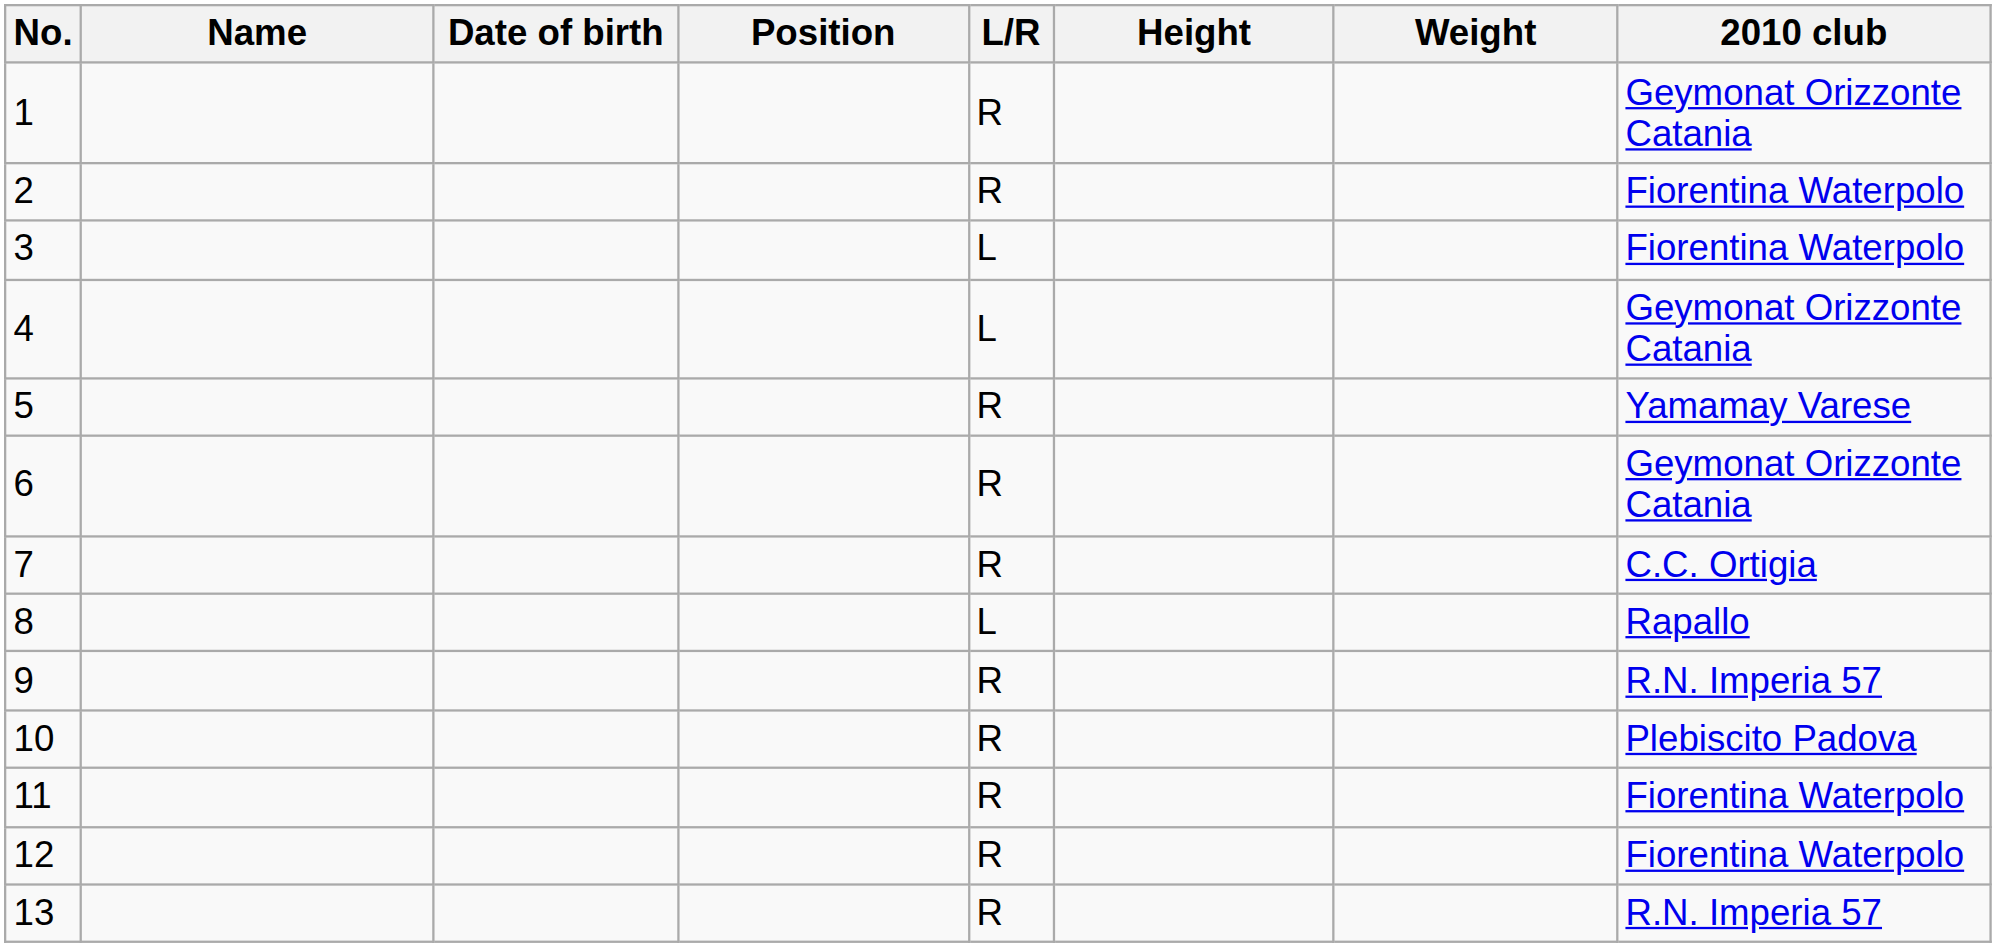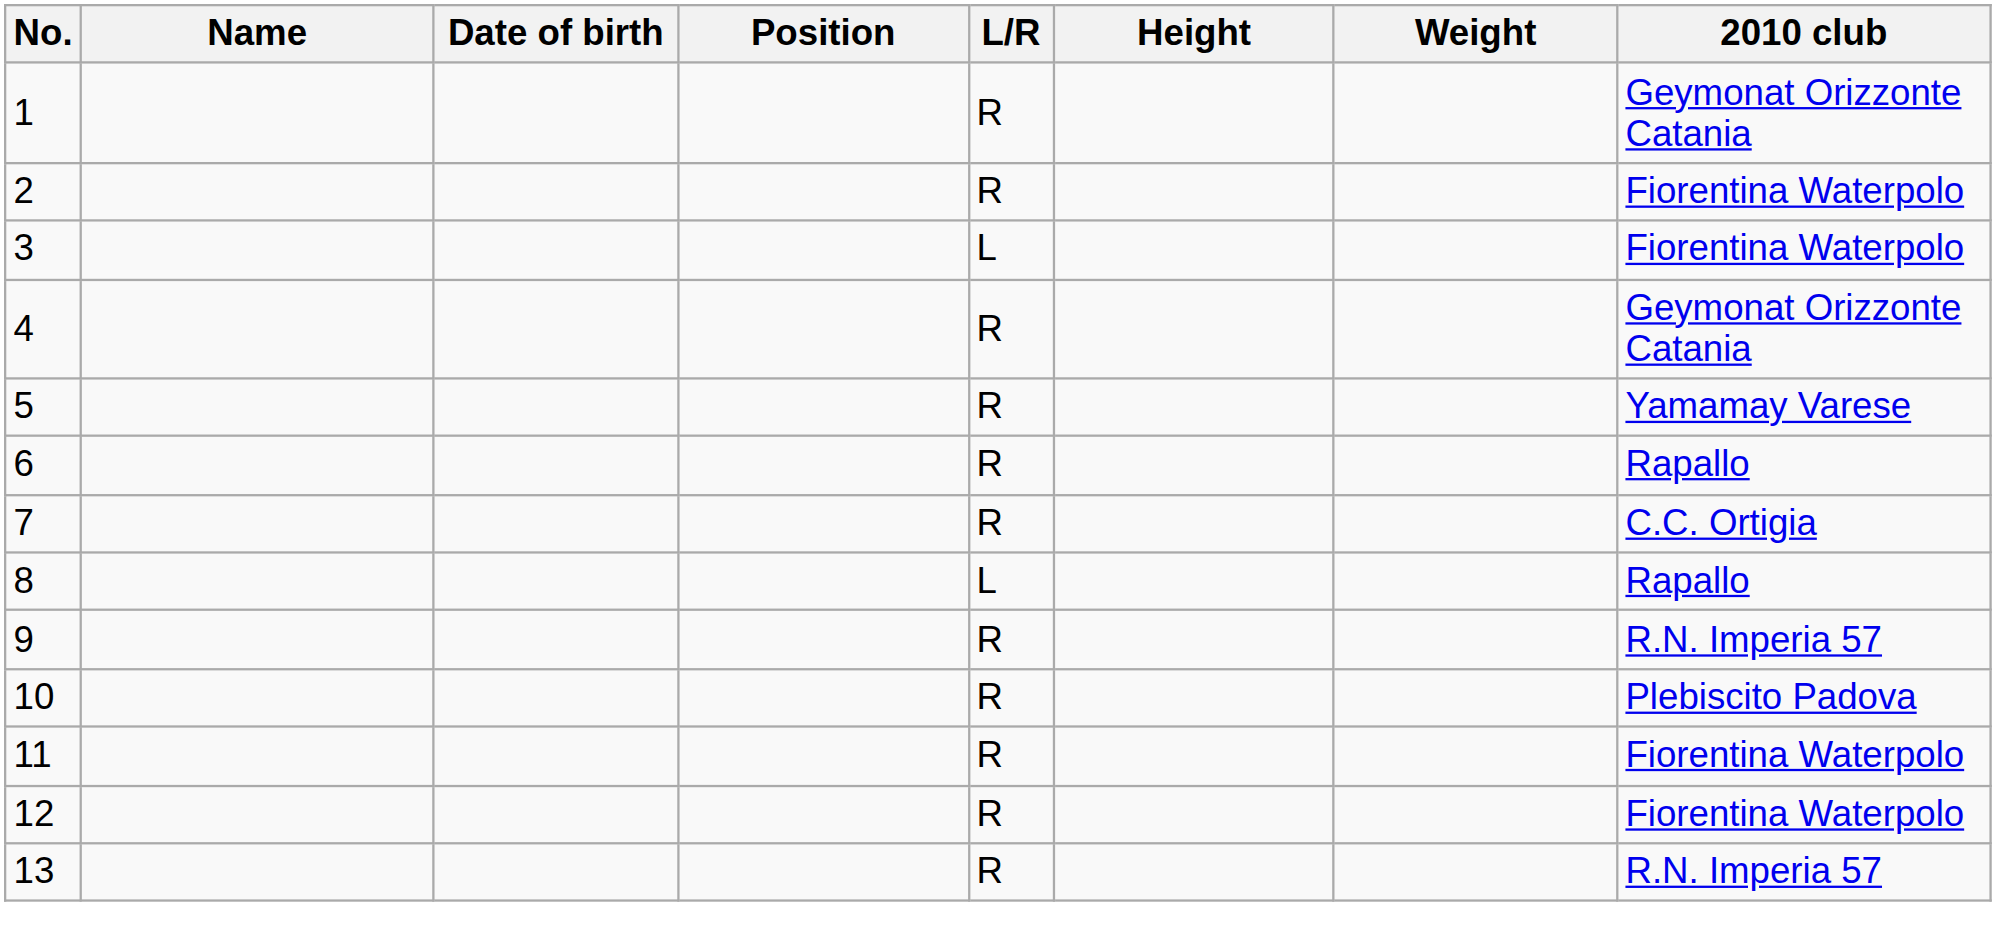(987, 327) L -> (990, 327) R
(1793, 485) Geymonat Orizzonte Catania -> (1688, 464) Rapallo
